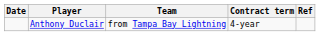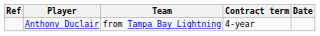columns swapped: (16, 11) <-> (305, 11)
